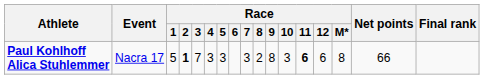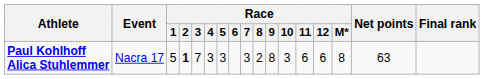(305, 58) bold -> (305, 58) normal
(384, 58) 66 -> (384, 58) 63
